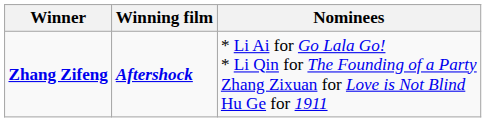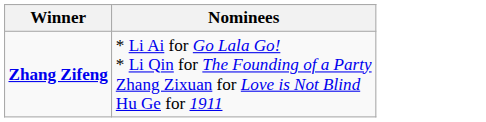- column: (164, 18)
